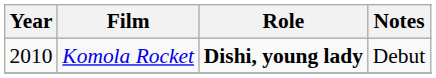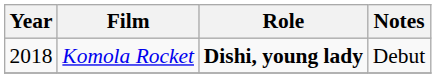(31, 55) 2010 -> (31, 55) 2018
